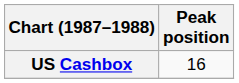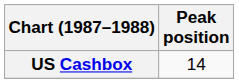(196, 64) 16 -> (196, 64) 14
